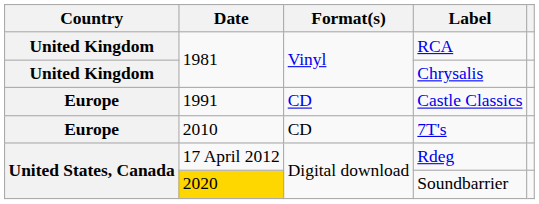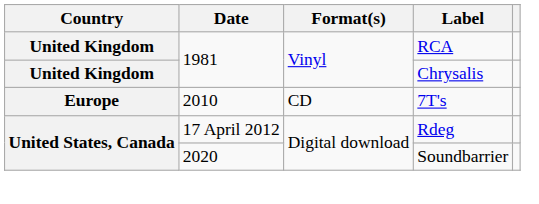- row: (470, 101)
(200, 184) gold background -> (200, 156) no background
